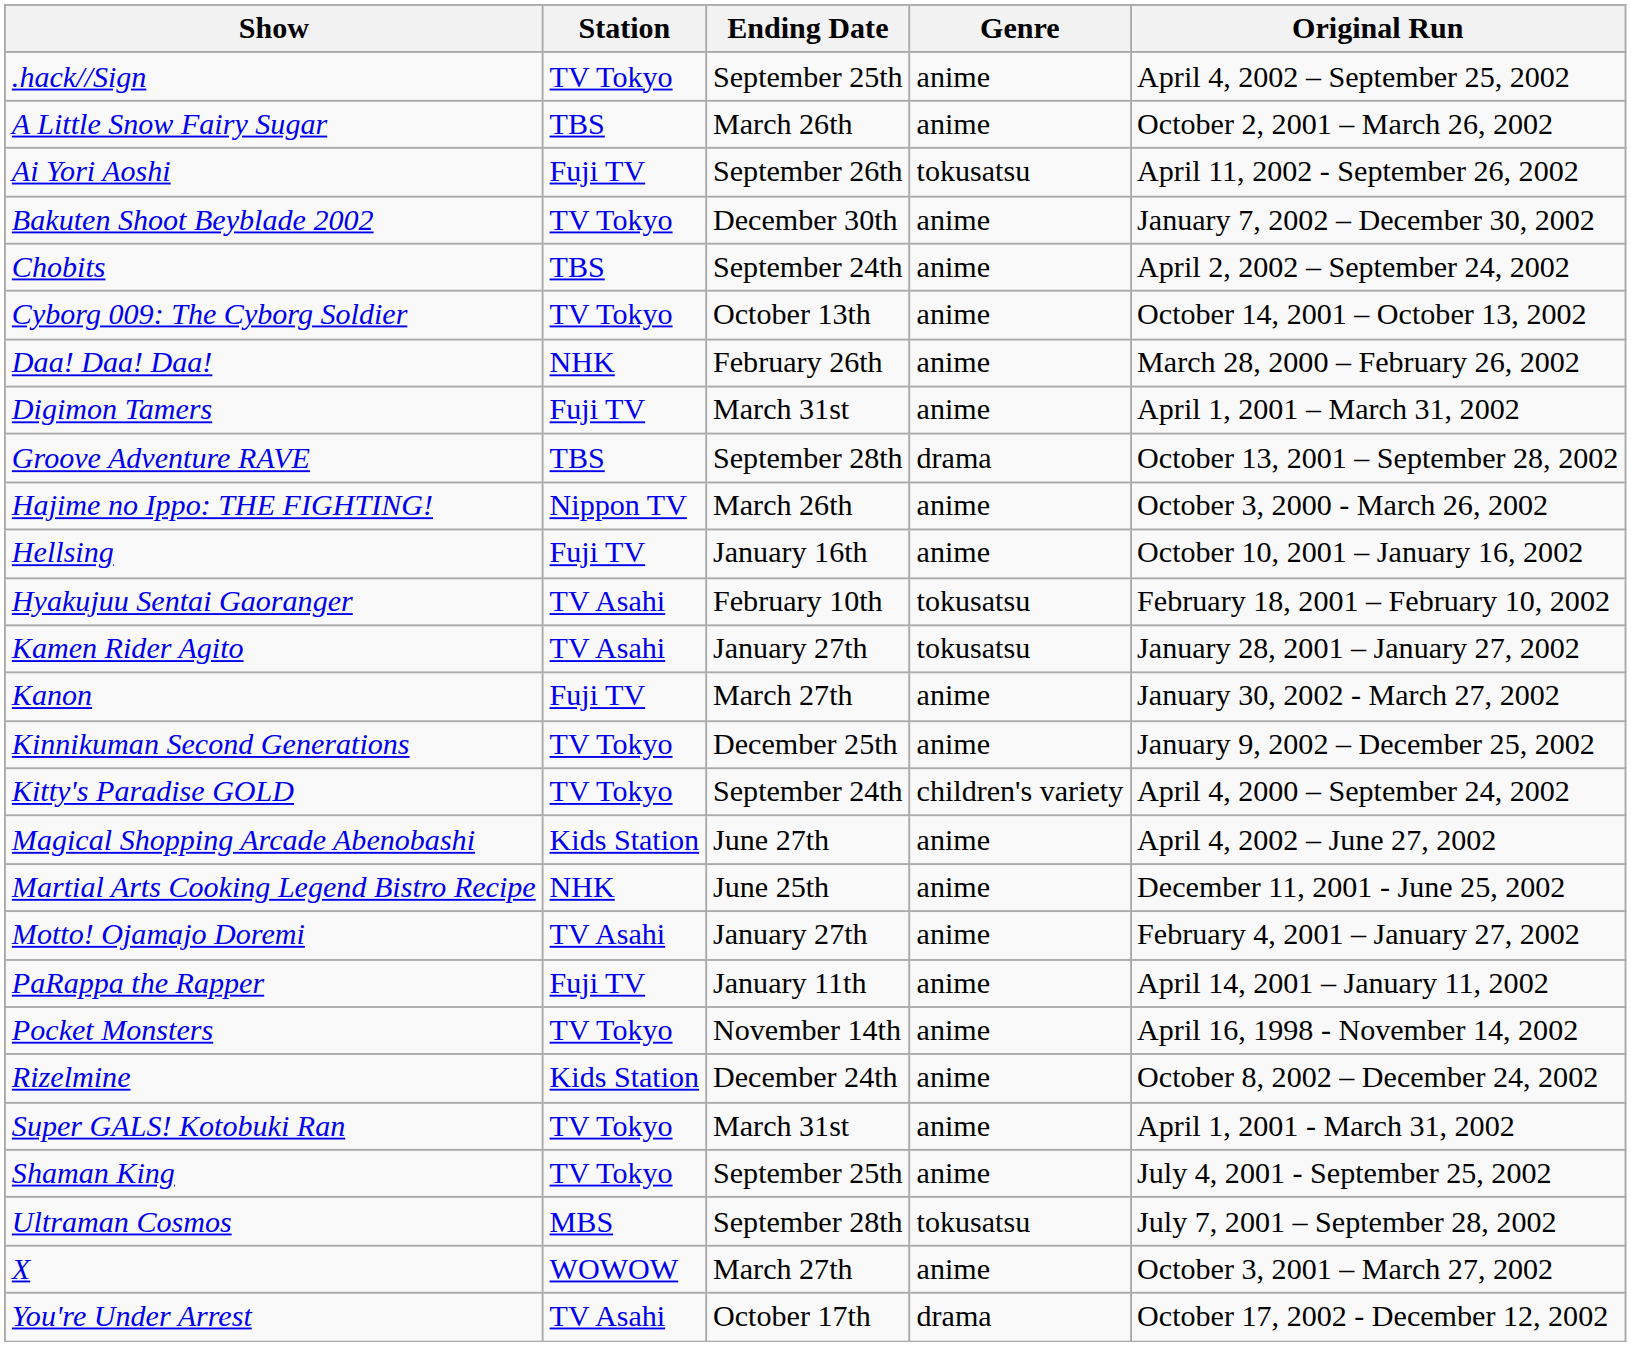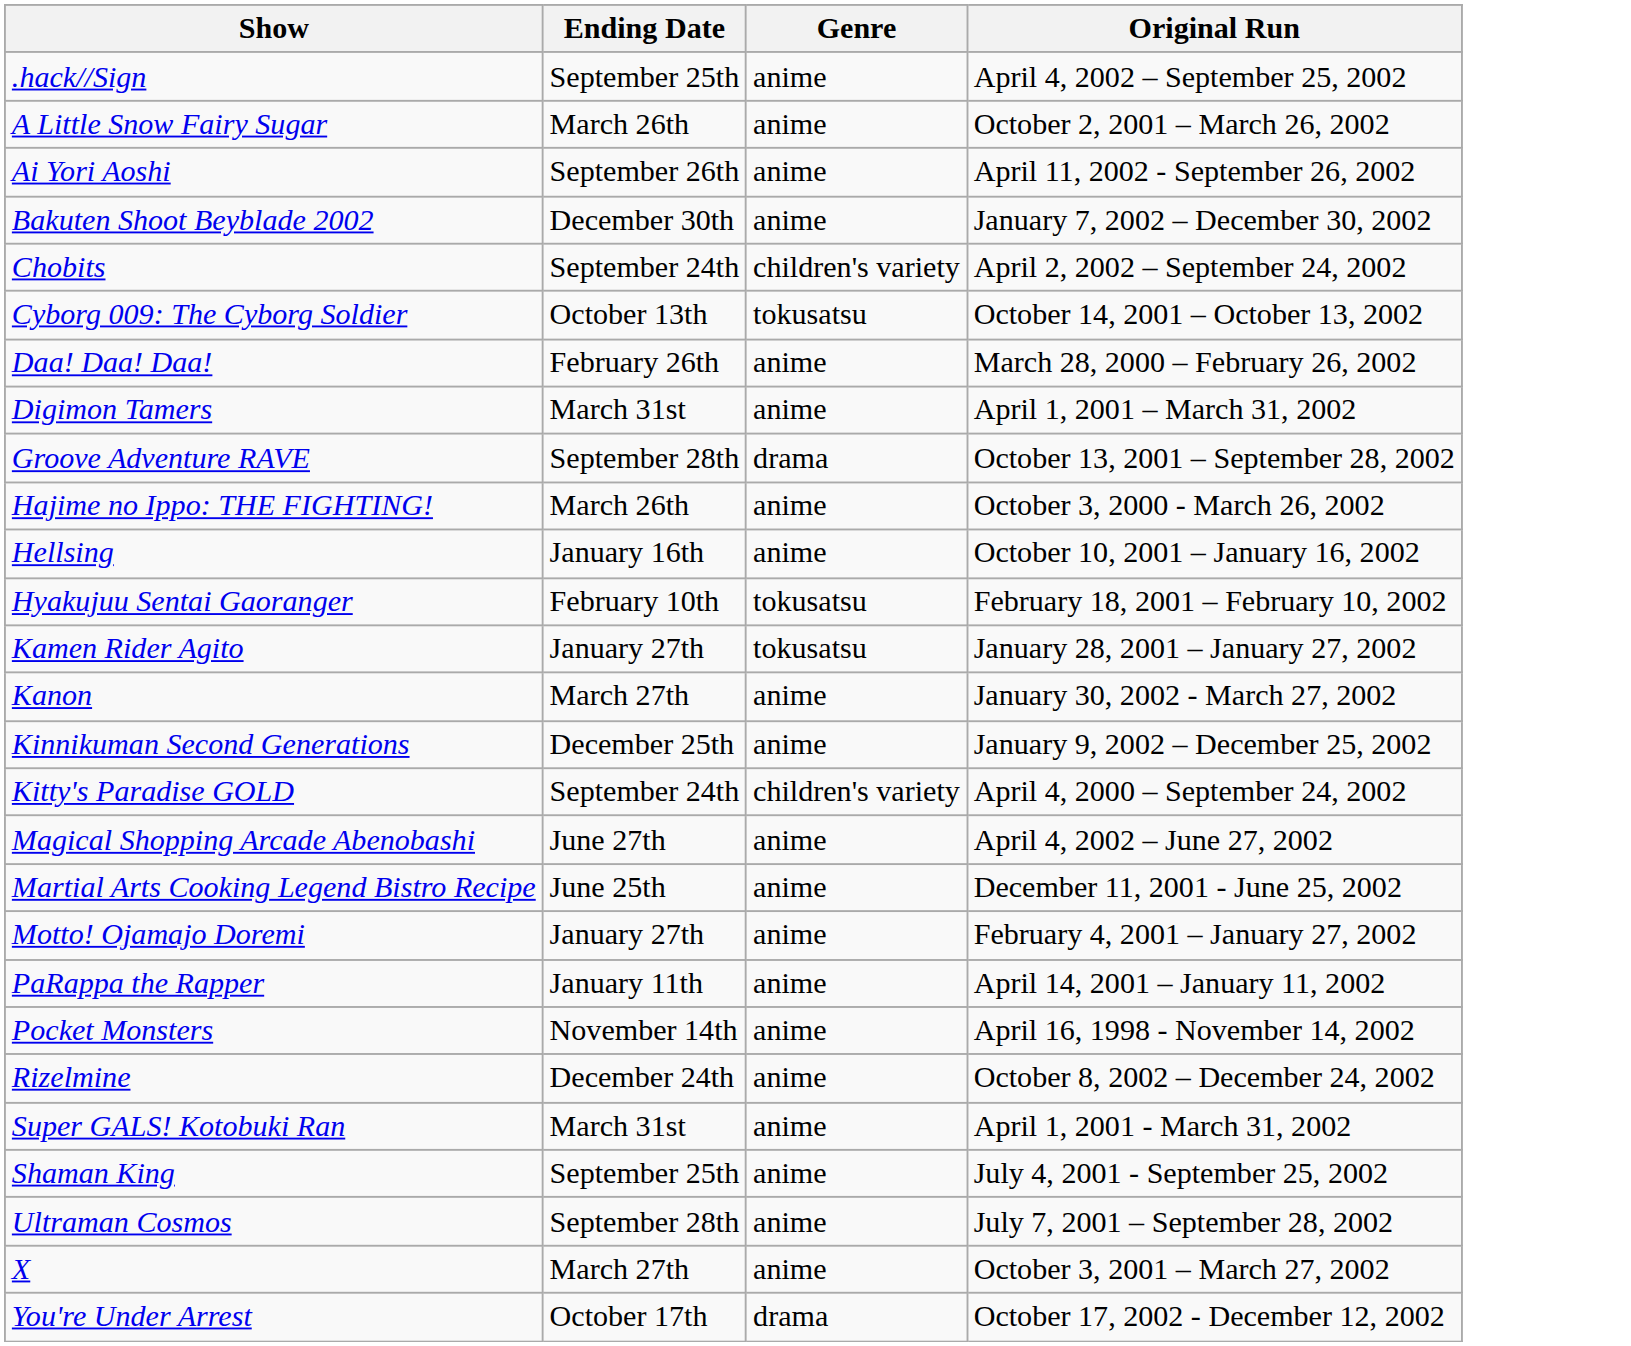- column: (624, 28)
(973, 171) tokusatsu -> (790, 171) anime
(953, 266) anime -> (856, 266) children's variety
(953, 314) anime -> (810, 314) tokusatsu
(973, 1220) tokusatsu -> (790, 1220) anime
